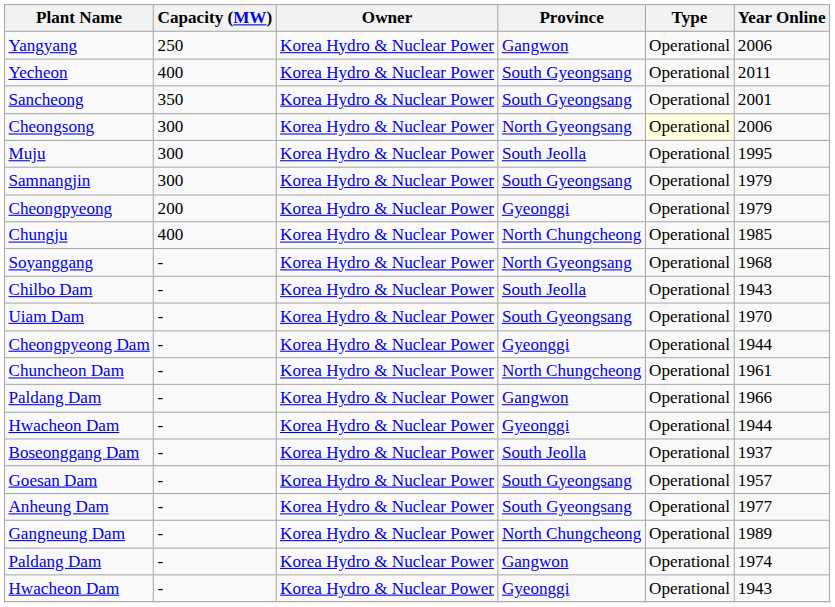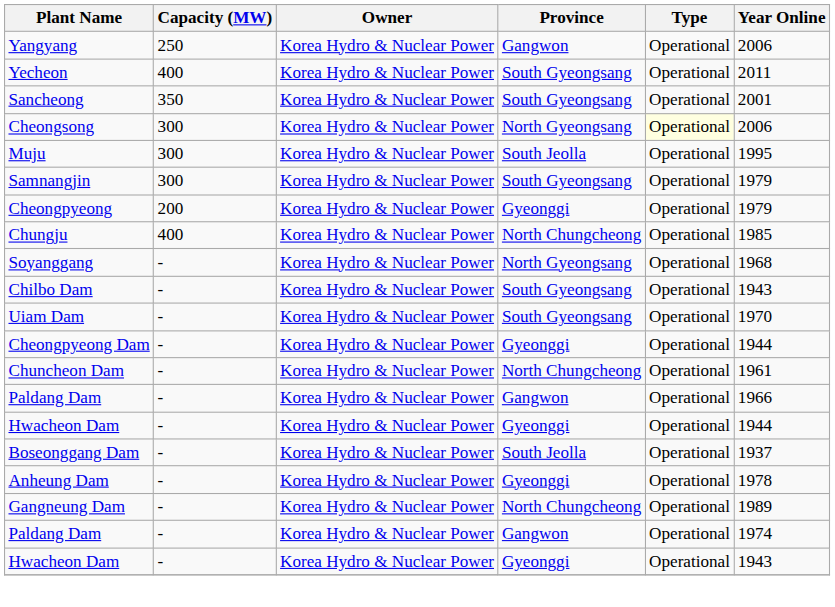(544, 289) South Jeolla -> (567, 289) South Gyeongsang
- row: (53, 479)
(567, 506) South Gyeongsang -> (536, 479) Gyeonggi
(755, 506) 1977 -> (755, 479) 1978
